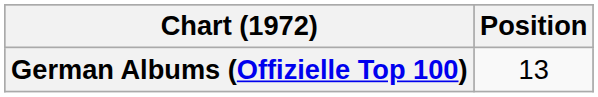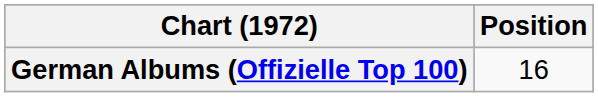(534, 69) 13 -> (534, 69) 16
